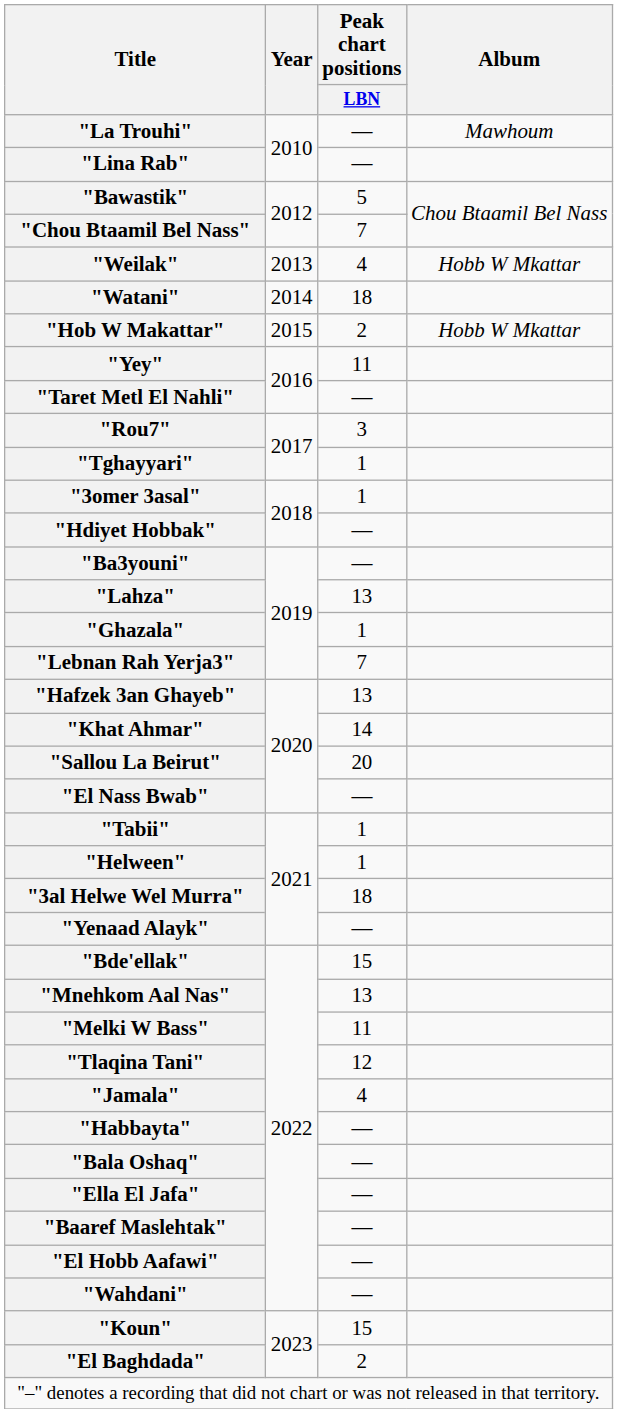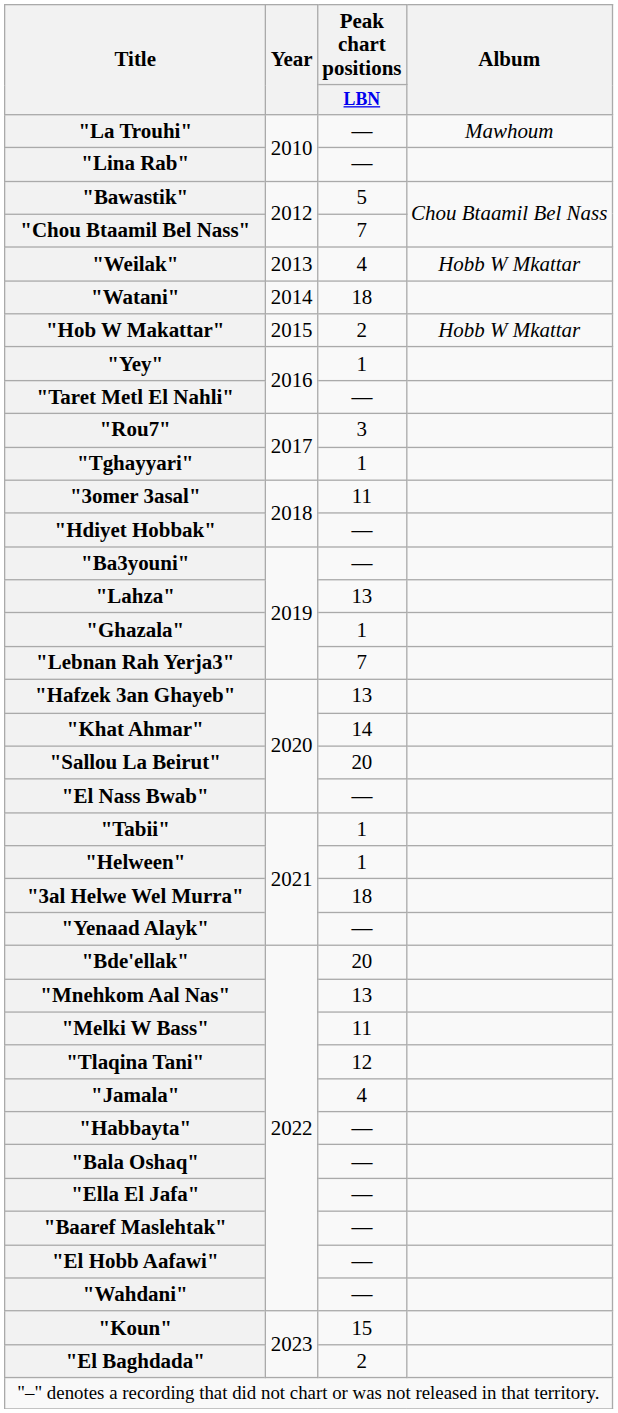(362, 363) 11 -> (362, 363) 1
(362, 496) 1 -> (362, 496) 11
(362, 961) 15 -> (362, 961) 20
